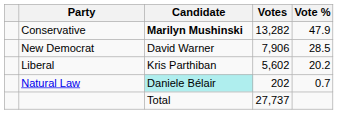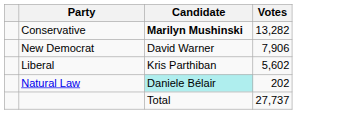- column: (312, 13)
